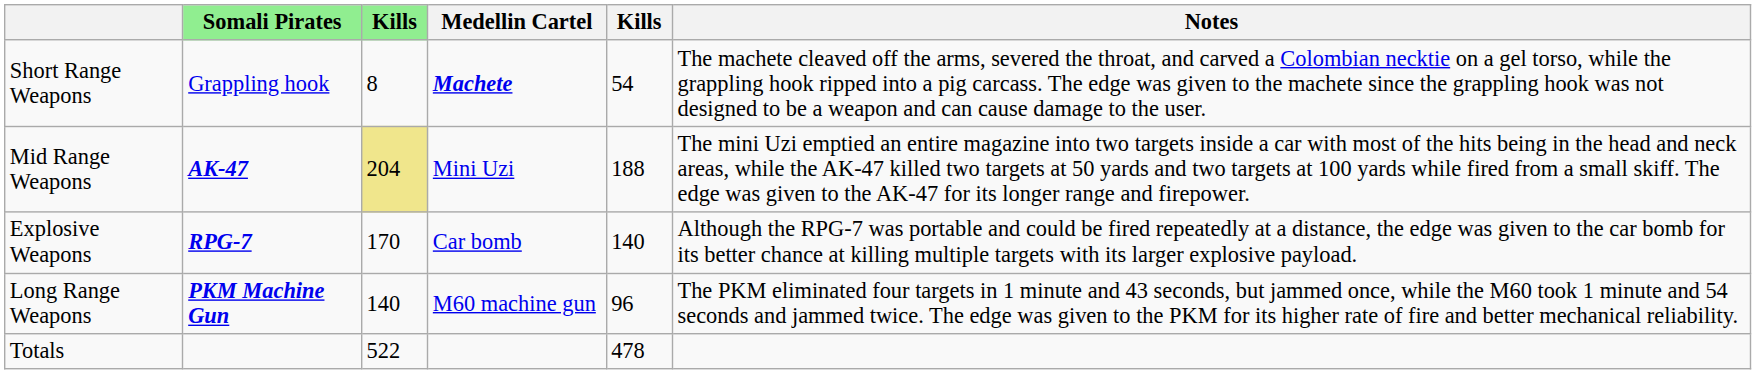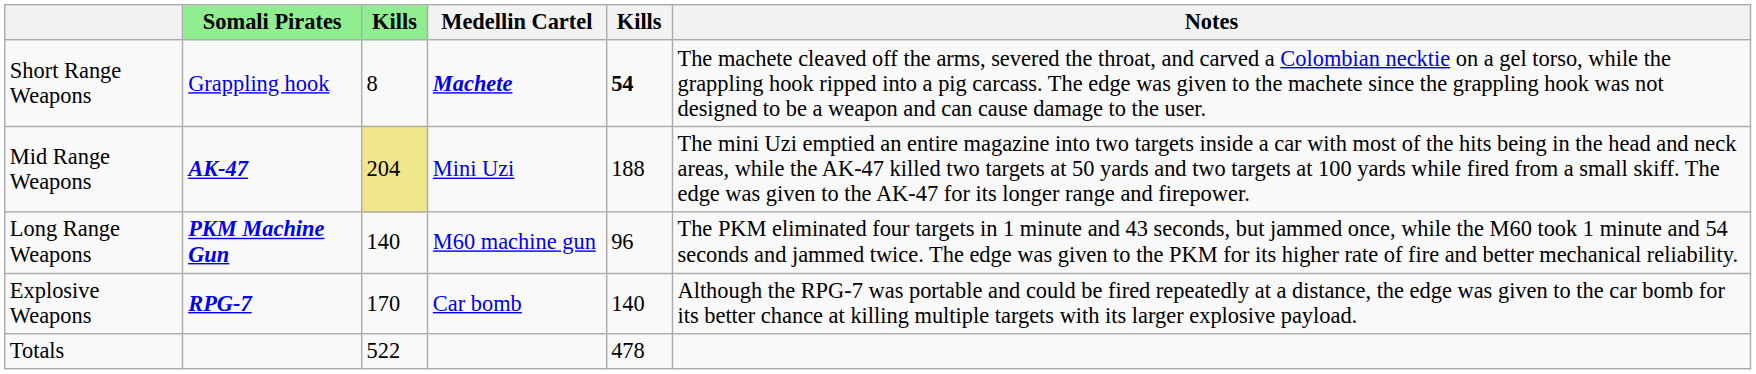(622, 82) normal -> (622, 82) bold
rows swapped: (65, 302) <-> (55, 242)
